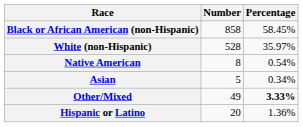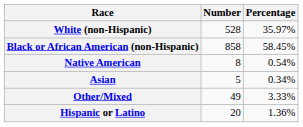rows swapped: (103, 46) <-> (103, 29)
(281, 96) bold -> (282, 96) normal
